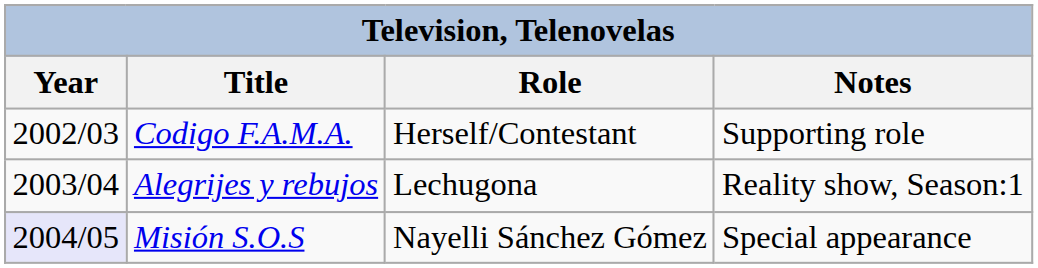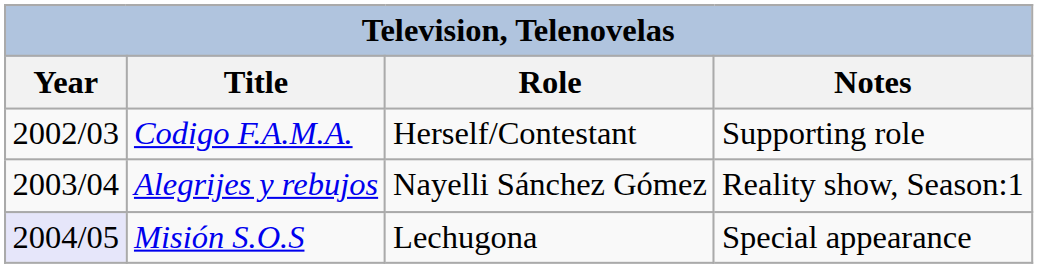(465, 184) Lechugona -> (550, 184) Nayelli Sánchez Gómez
(550, 236) Nayelli Sánchez Gómez -> (465, 236) Lechugona
